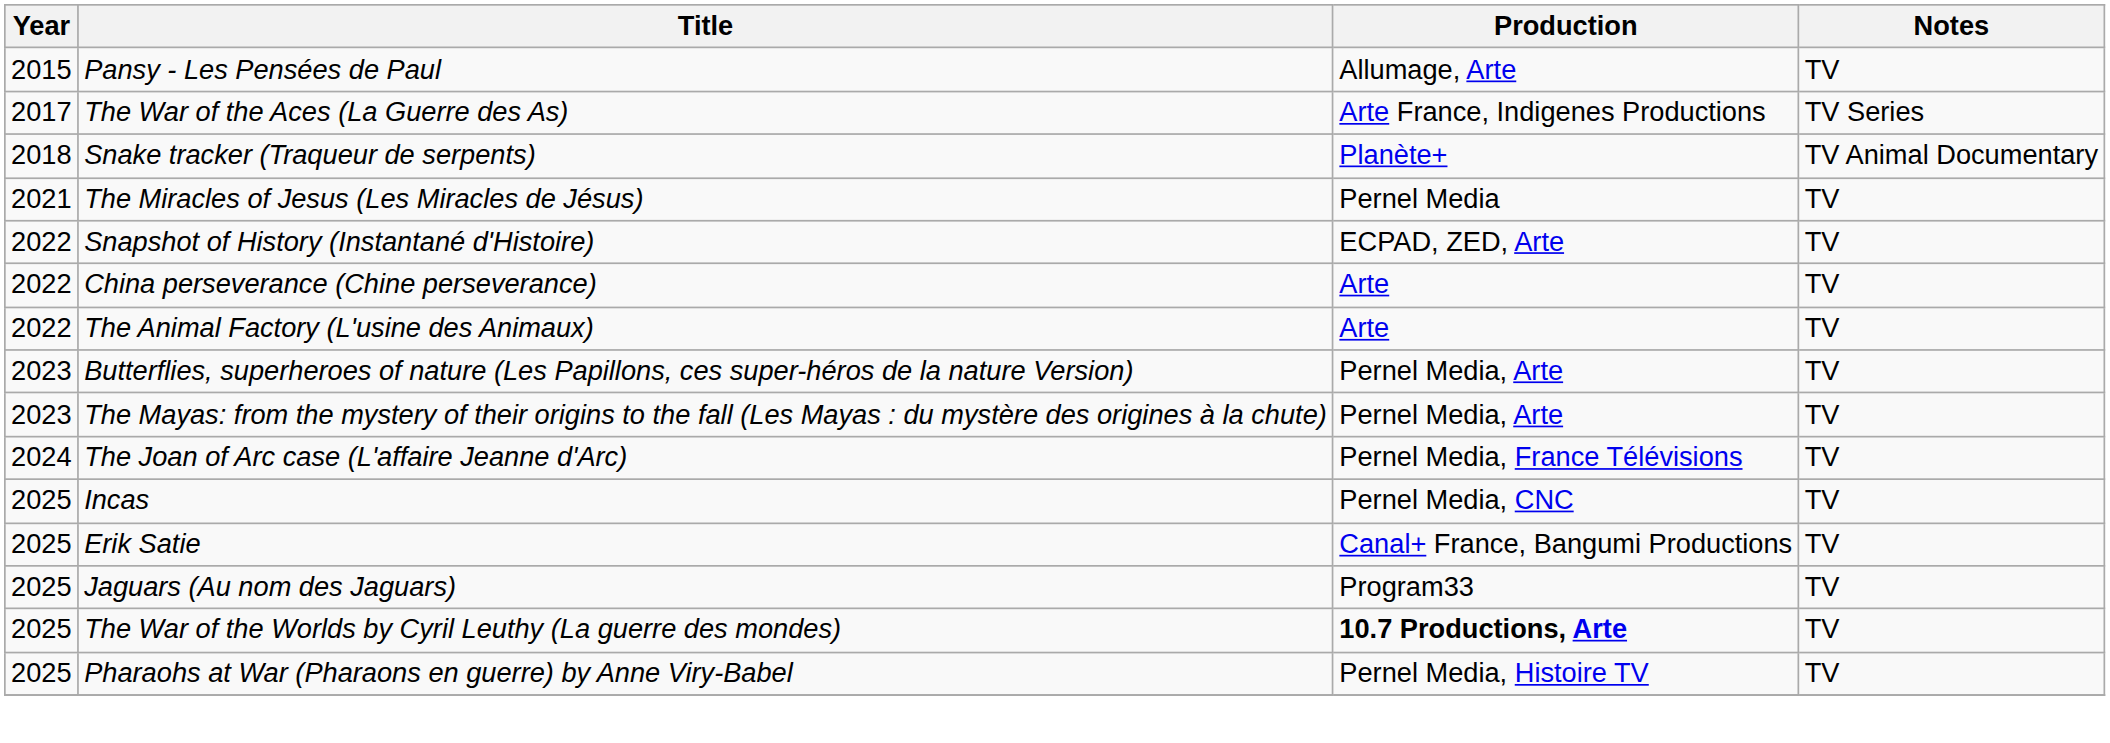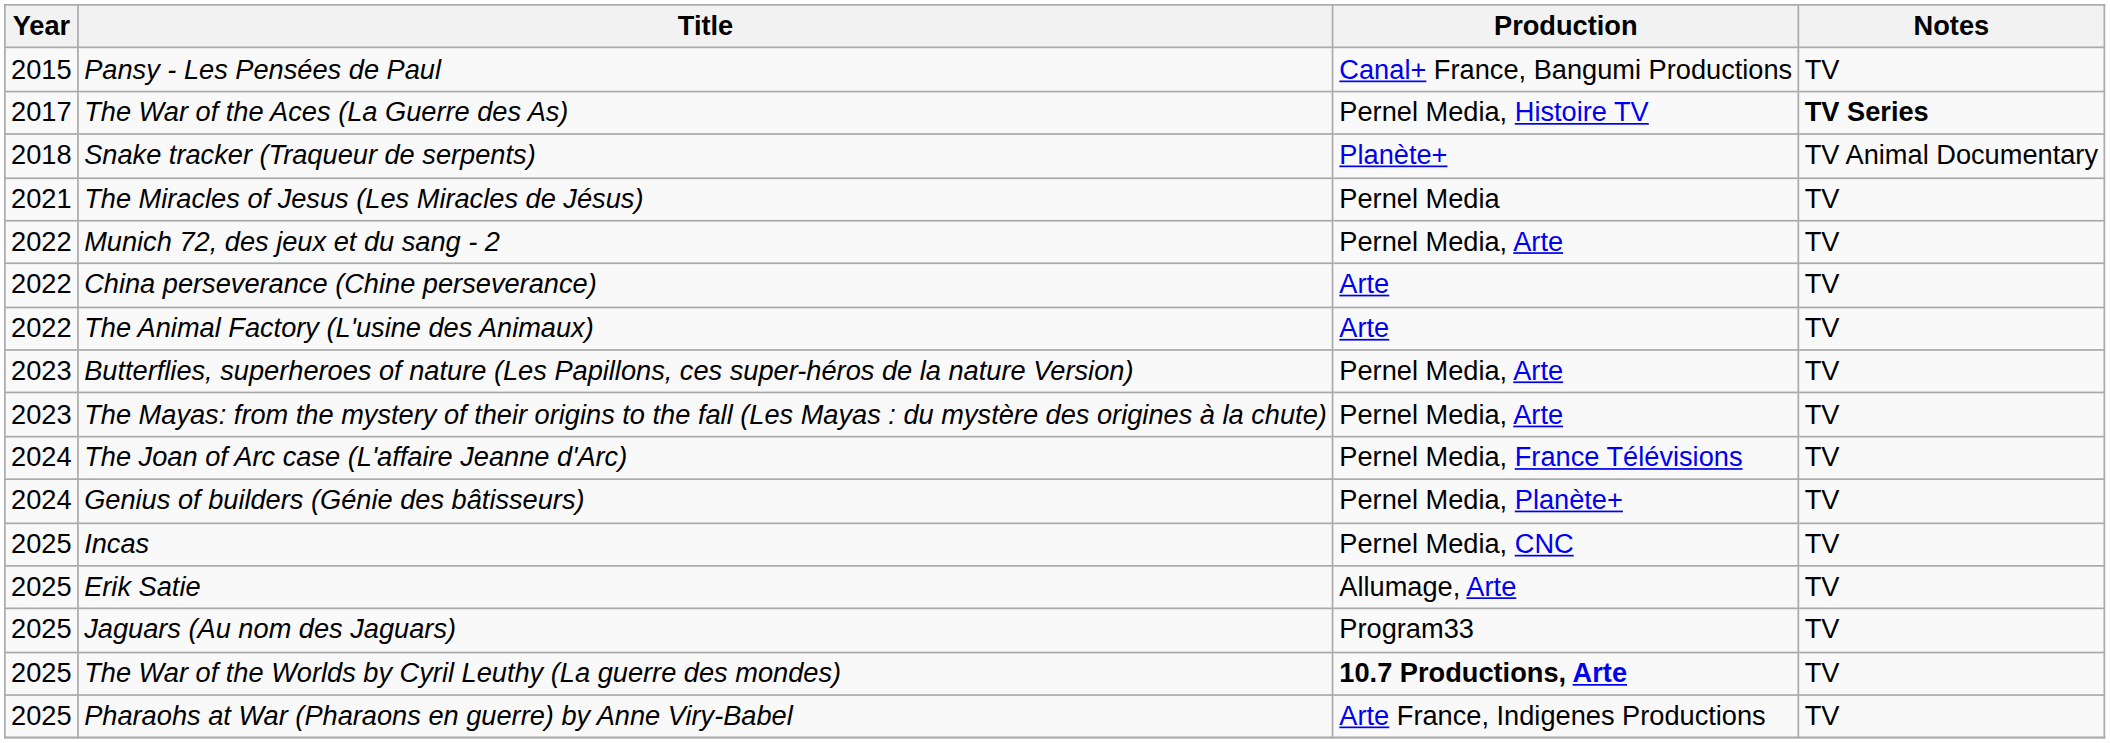(1428, 69) Allumage, Arte -> (1566, 69) Canal+ France, Bangumi Productions
(1553, 112) Arte France, Indigenes Productions -> (1494, 112) Pernel Media, Histoire TV
(1864, 112) normal -> (1867, 112) bold
+ row: (292, 241)
- row: (339, 241)
+ row: (334, 500)
(1566, 543) Canal+ France, Bangumi Productions -> (1428, 586) Allumage, Arte
(1494, 673) Pernel Media, Histoire TV -> (1553, 716) Arte France, Indigenes Productions
